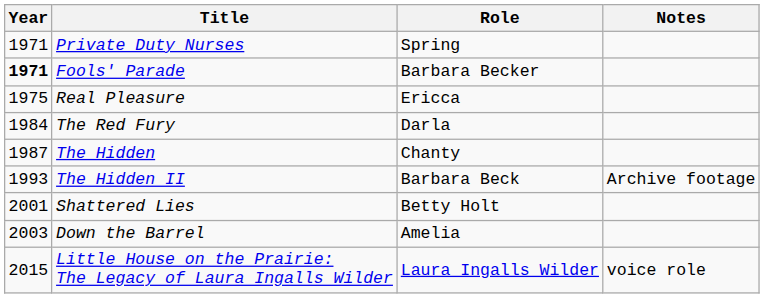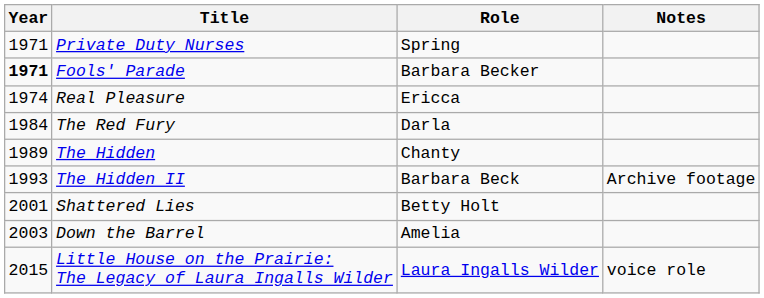(28, 99) 1975 -> (28, 99) 1974
(28, 153) 1987 -> (28, 153) 1989
